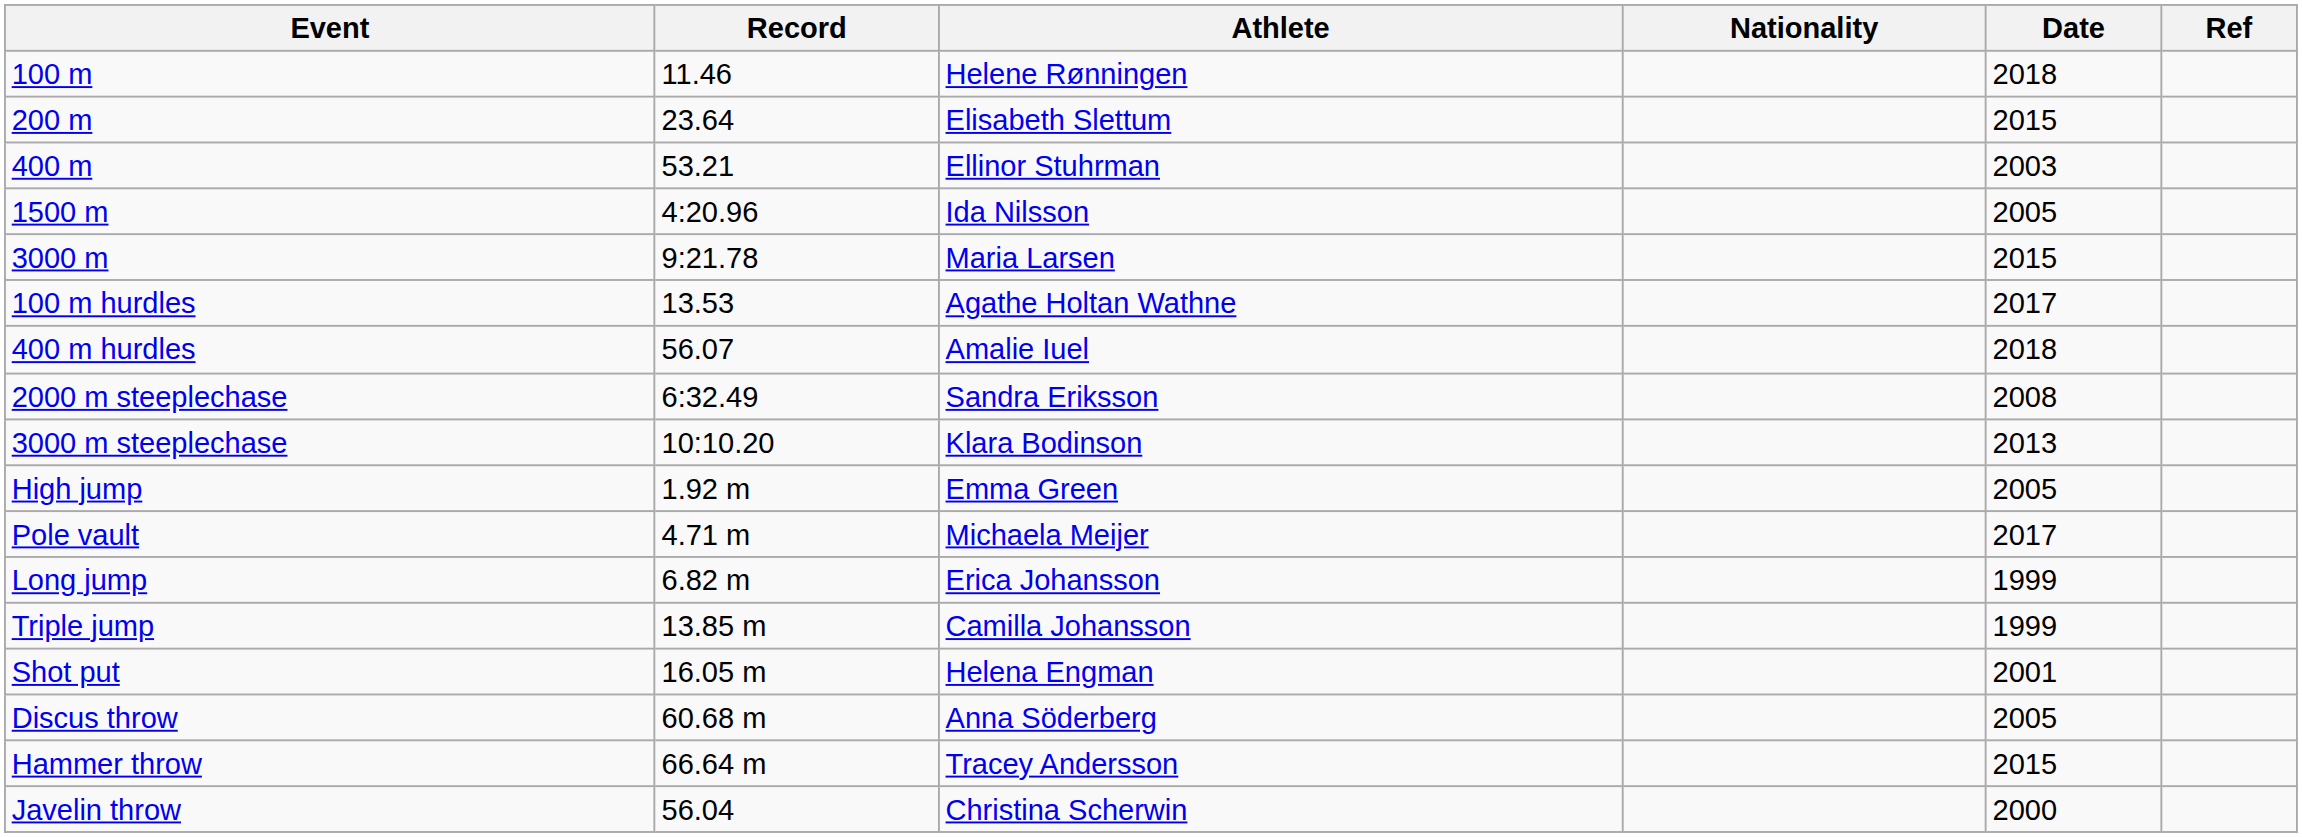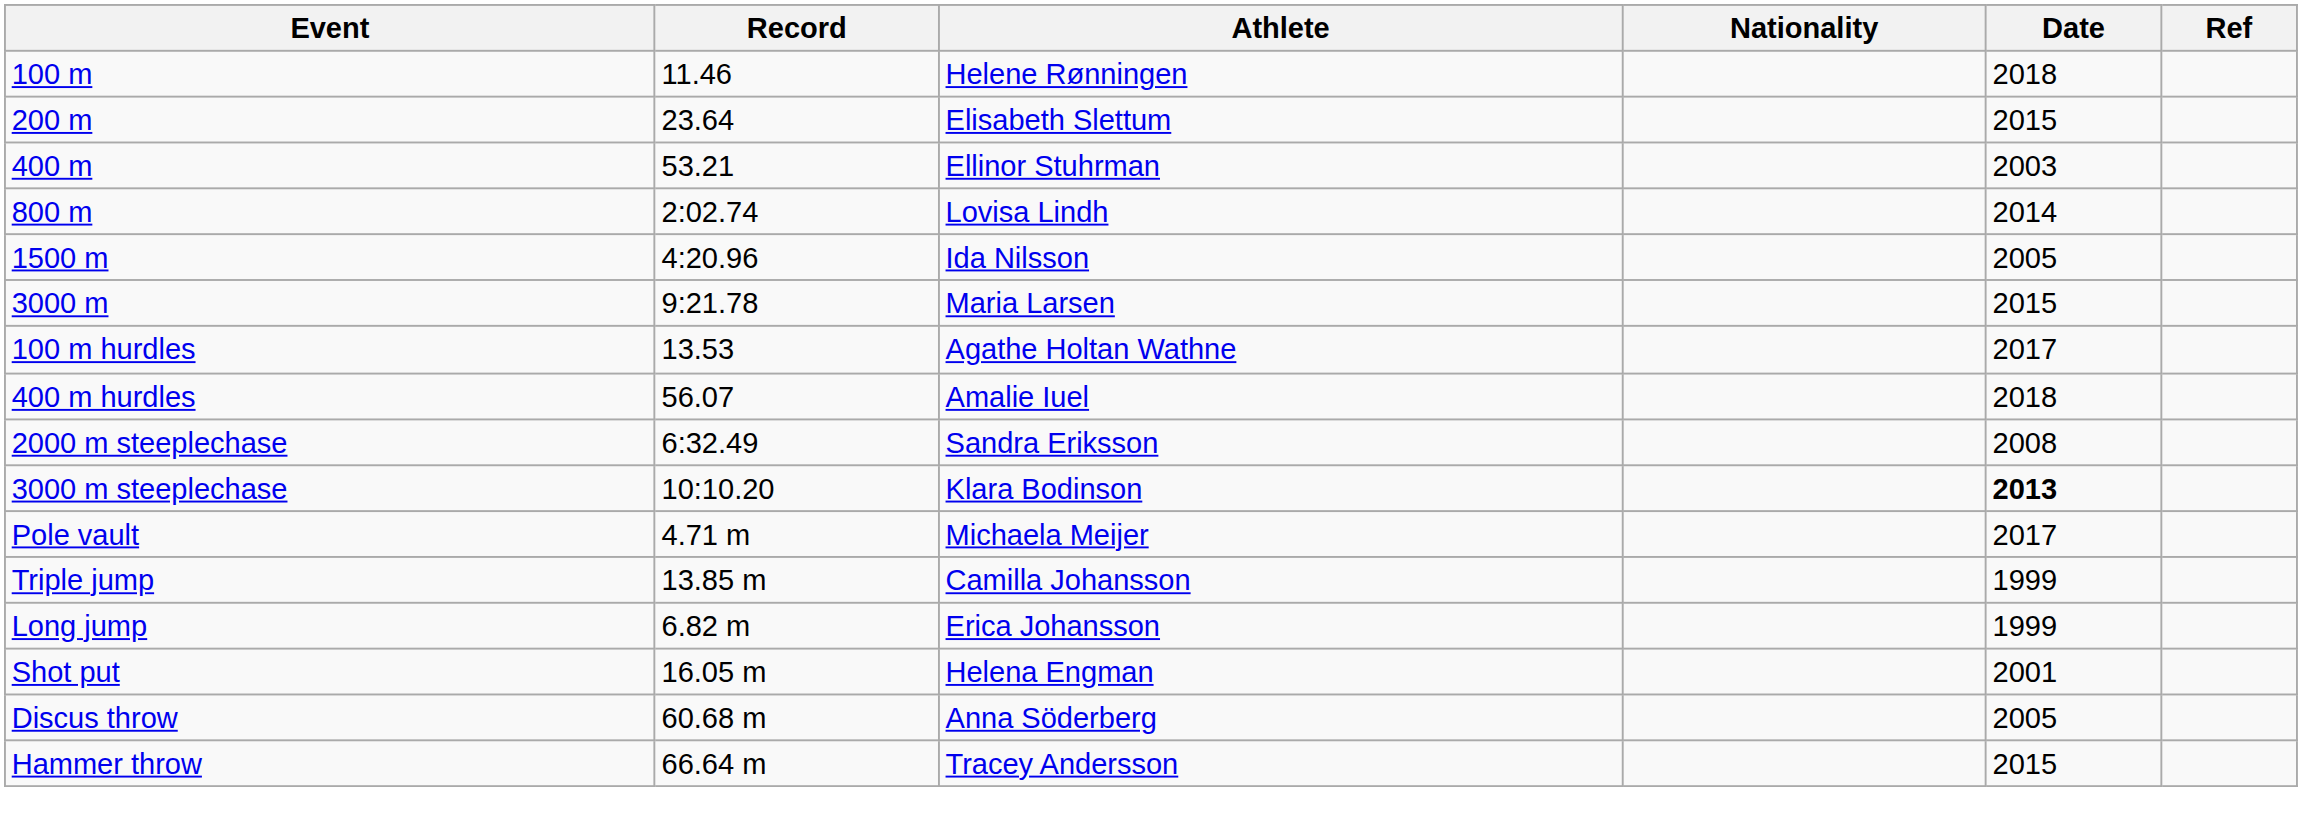+ row: (52, 212)
(2025, 442) normal -> (2025, 488) bold
- row: (77, 488)
rows swapped: (79, 580) <-> (83, 626)
- row: (96, 809)
